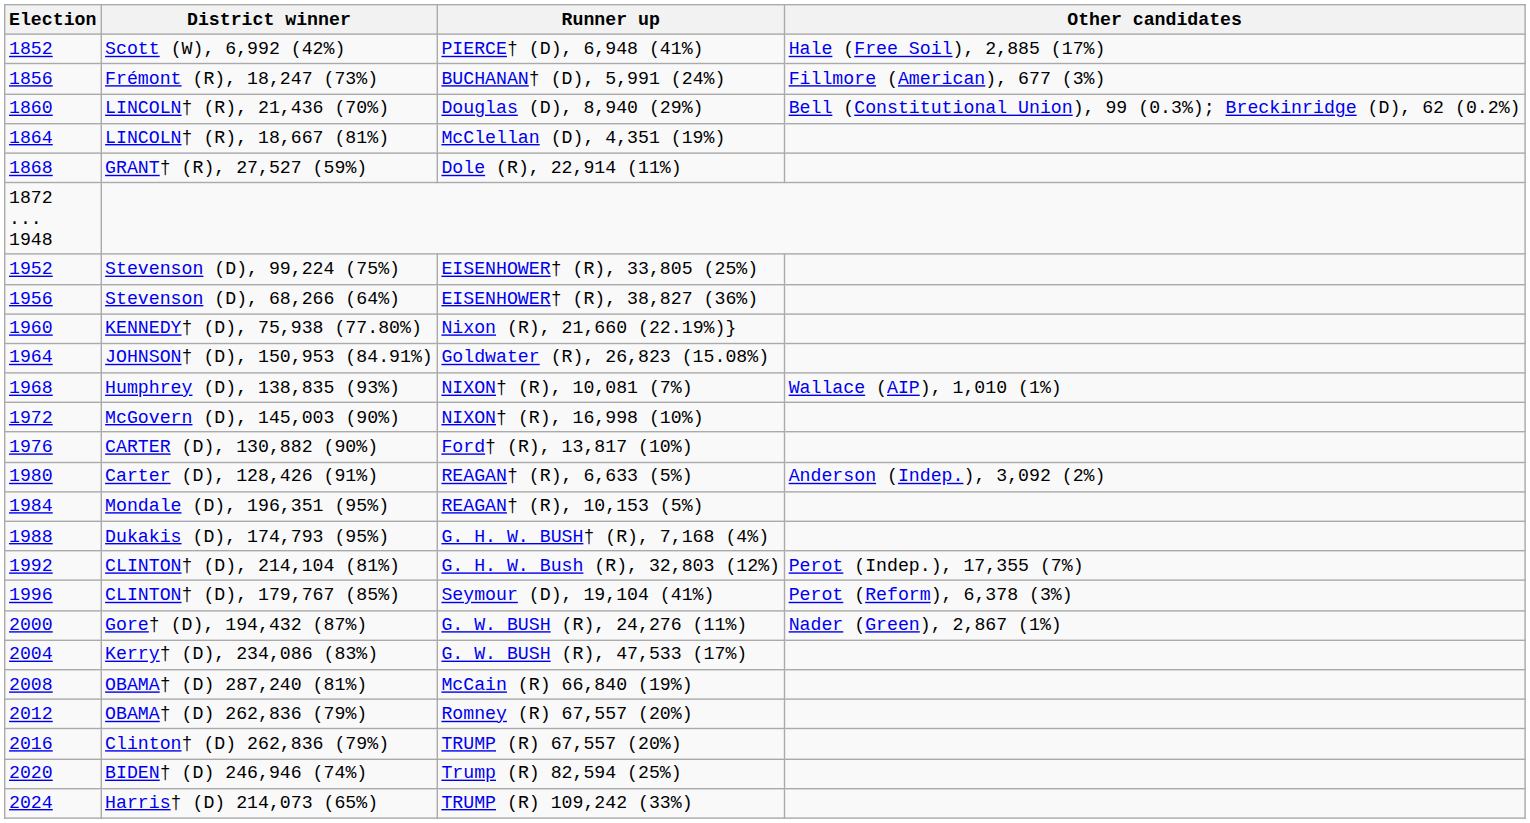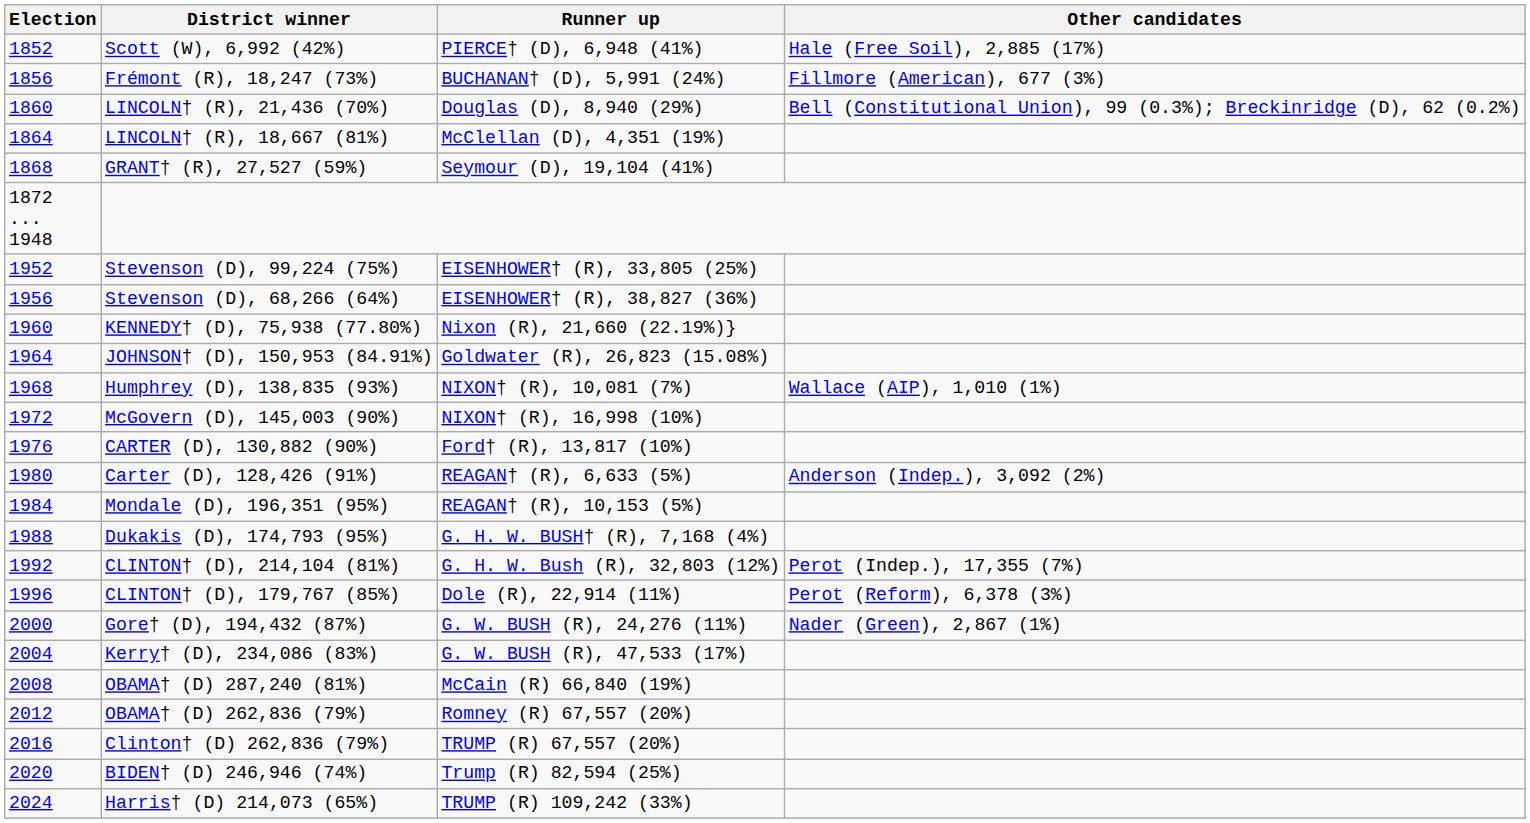(562, 168) Dole (R), 22,914 (11%) -> (578, 168) Seymour (D), 19,104 (41%)
(578, 595) Seymour (D), 19,104 (41%) -> (562, 595) Dole (R), 22,914 (11%)
